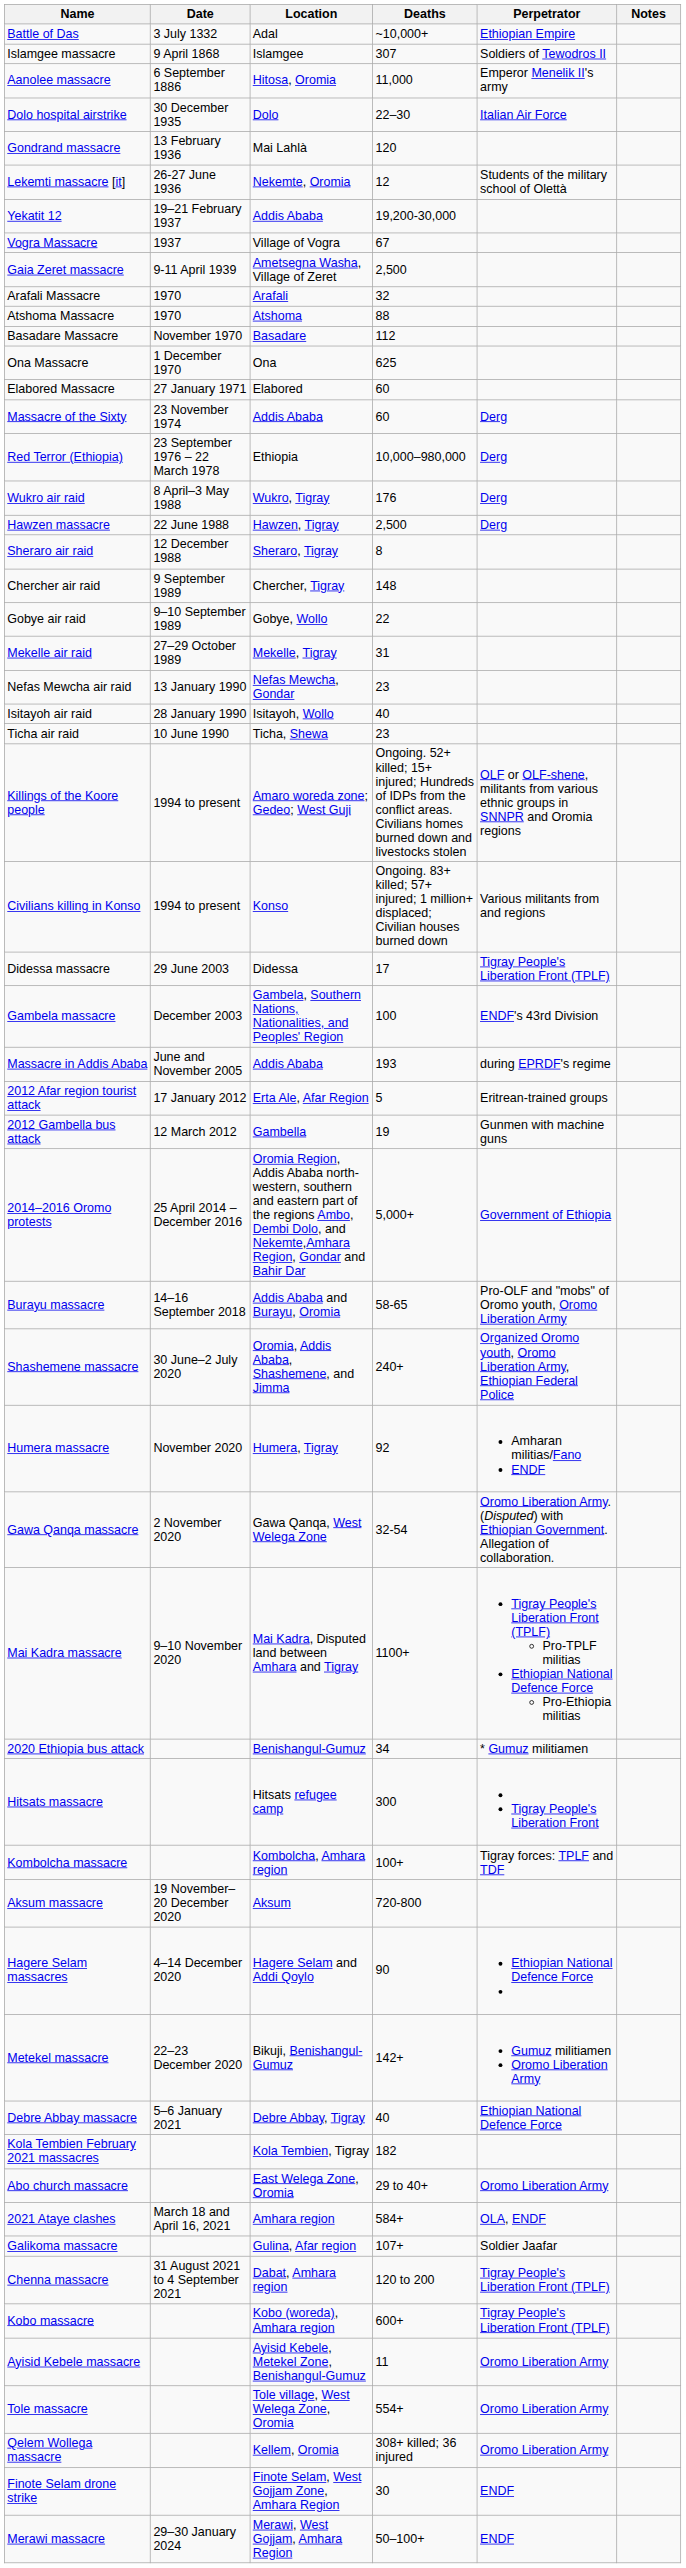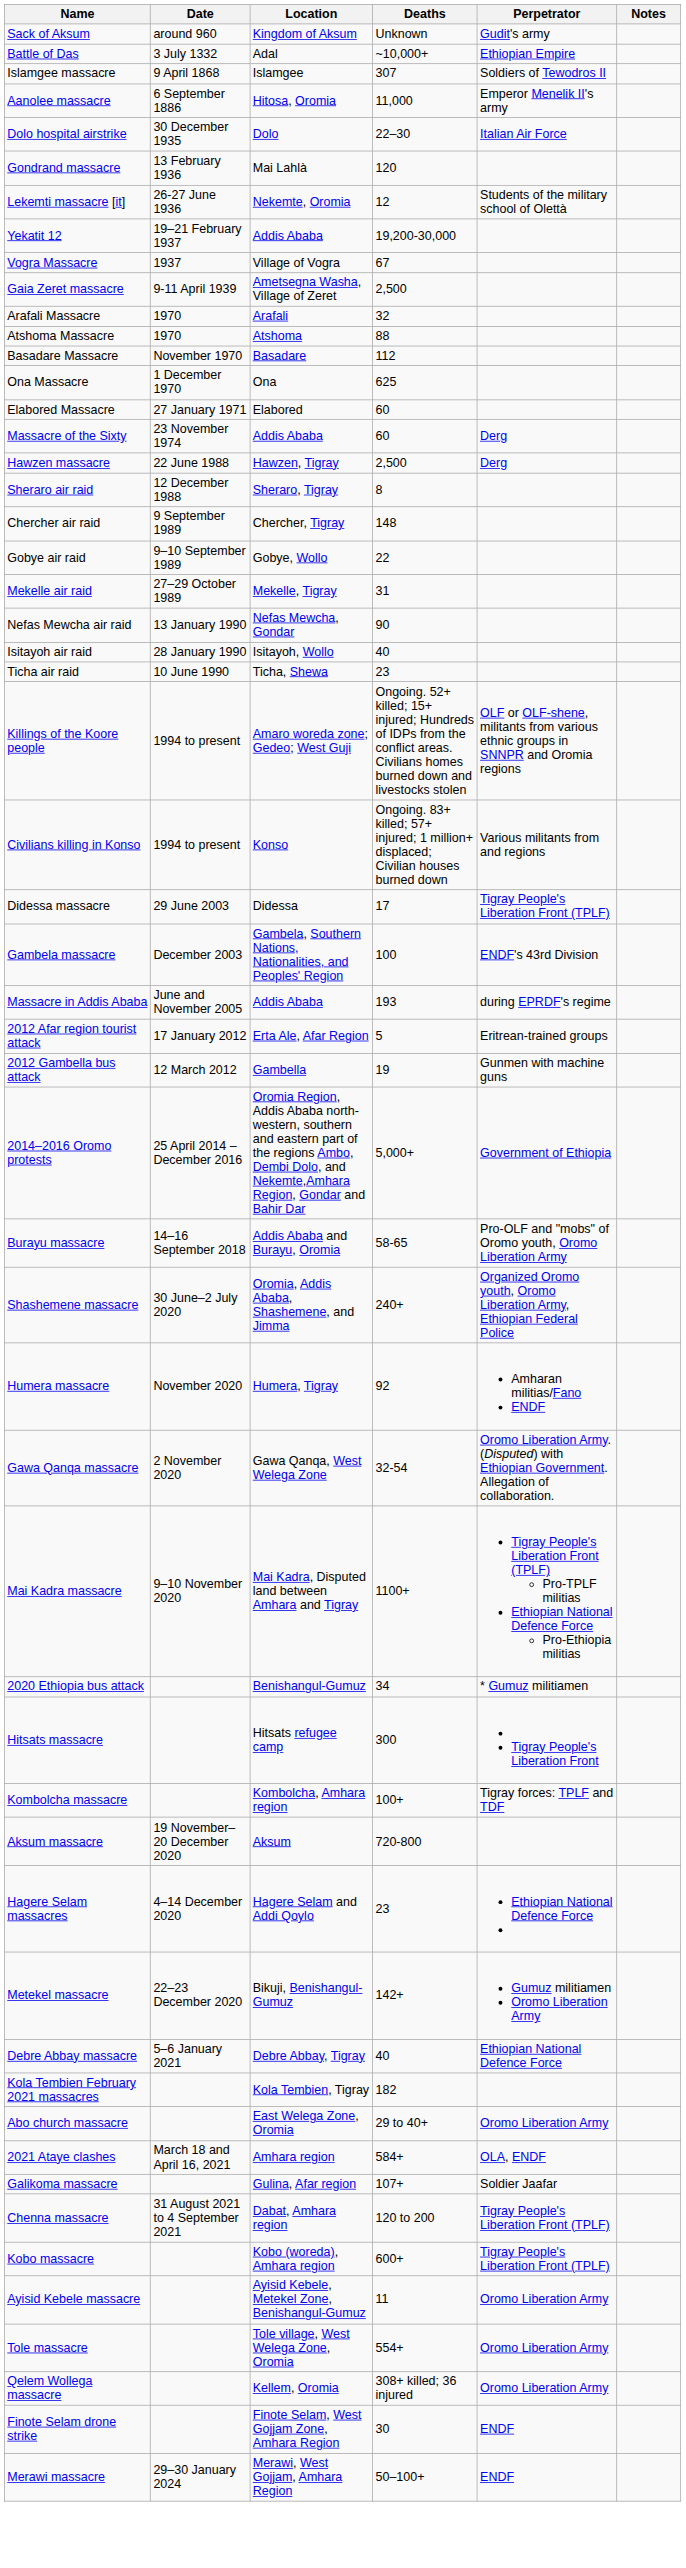+ row: (49, 34)
- row: (65, 457)
- row: (46, 498)
(382, 687) 23 -> (382, 625) 90
(382, 1970) 90 -> (382, 1908) 23
